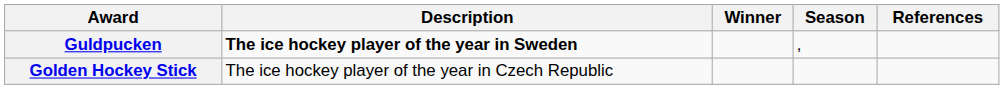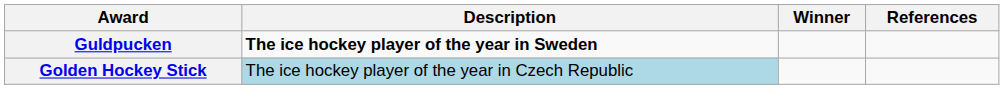- column: (835, 17)
(419, 71) no background -> (439, 71) lightblue background
